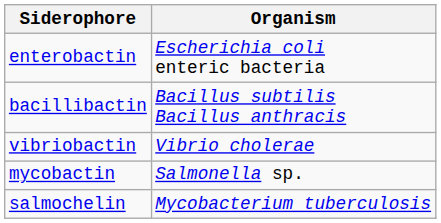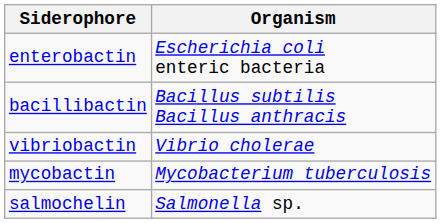(230, 175) Salmonella sp. -> (293, 175) Mycobacterium tuberculosis
(293, 204) Mycobacterium tuberculosis -> (230, 204) Salmonella sp.
